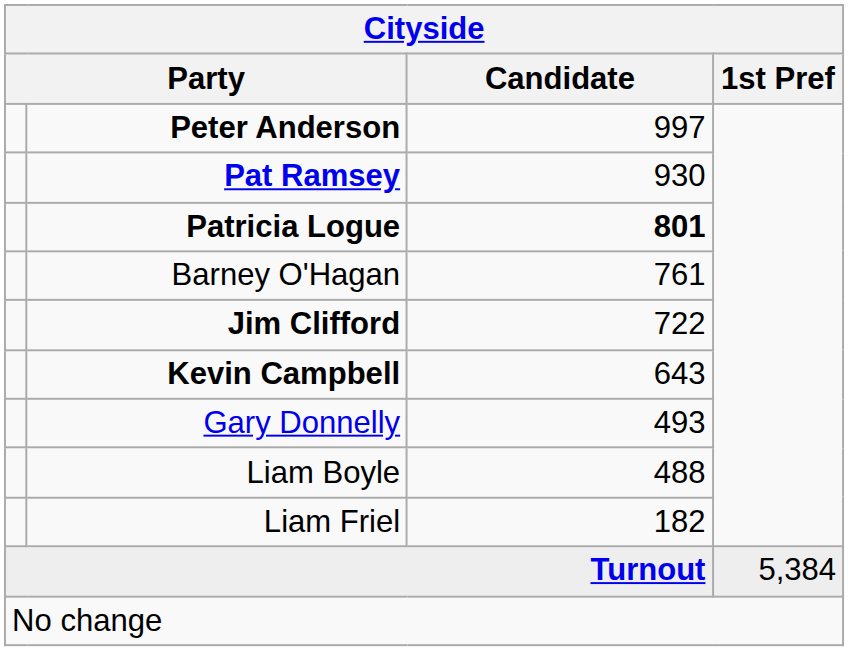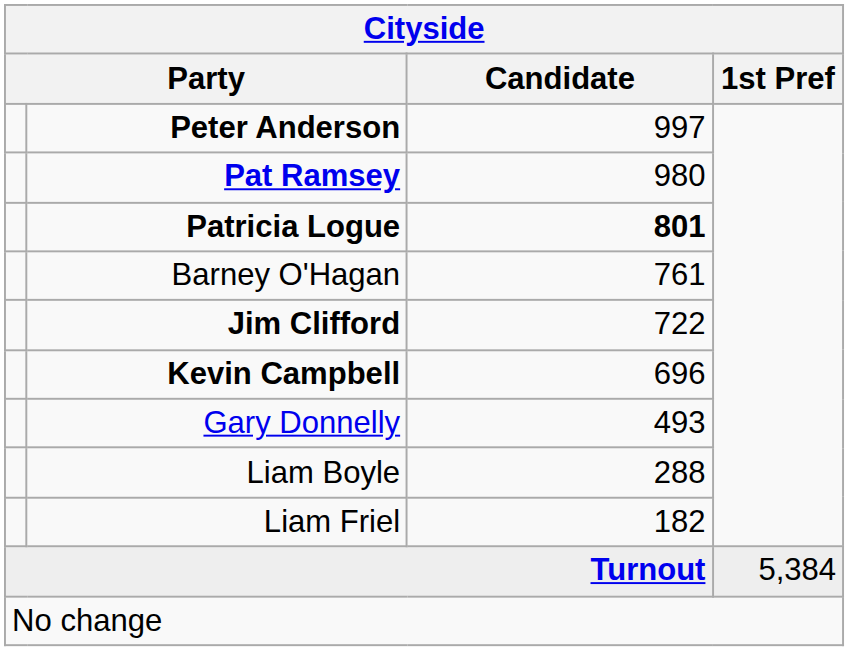(680, 176) 930 -> (680, 176) 980
(680, 373) 643 -> (680, 373) 696
(680, 472) 488 -> (680, 472) 288
